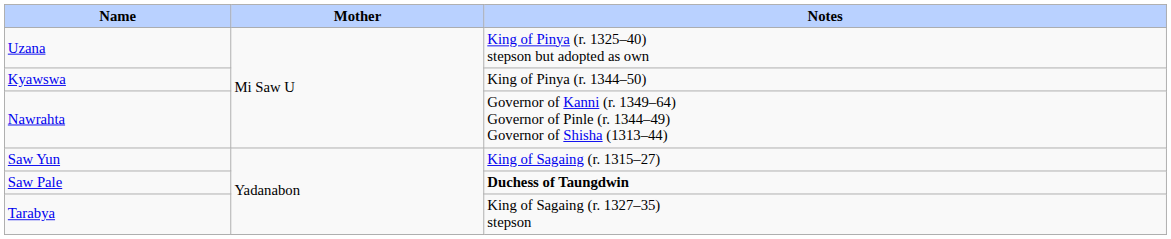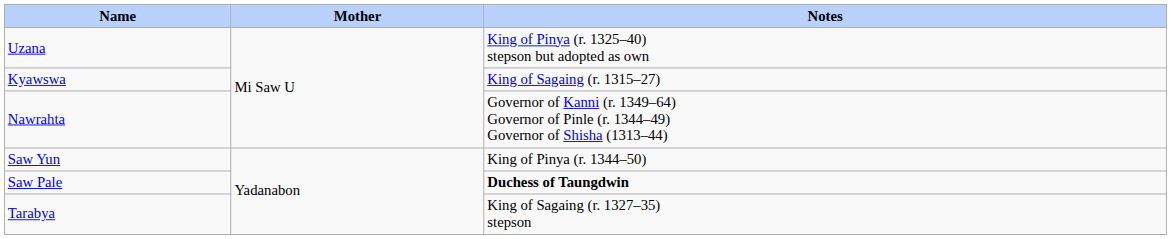(567, 79) King of Pinya (r. 1344–50) -> (574, 79) King of Sagaing (r. 1315–27)
(574, 159) King of Sagaing (r. 1315–27) -> (567, 159) King of Pinya (r. 1344–50)
